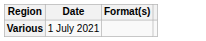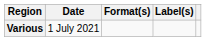+ column: (174, 12)
